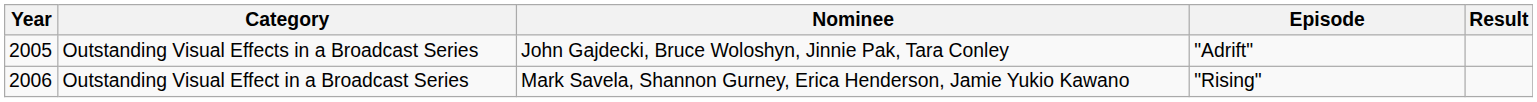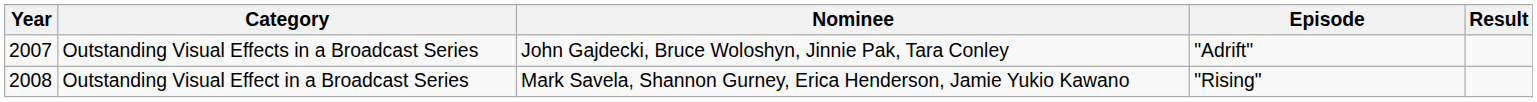(31, 50) 2005 -> (31, 50) 2007
(31, 81) 2006 -> (31, 81) 2008
